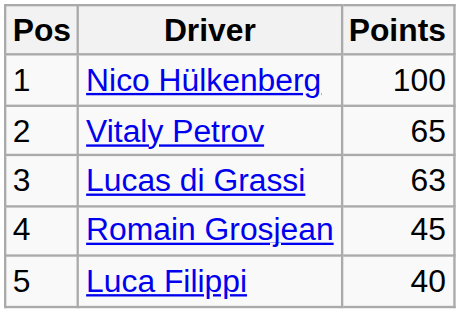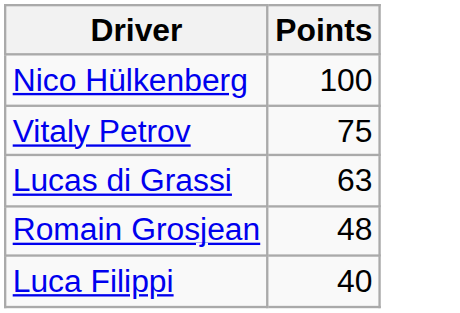- column: (42, 30)
(428, 130) 65 -> (355, 130) 75
(428, 231) 45 -> (355, 231) 48
